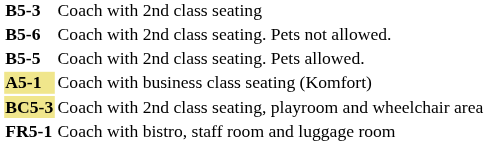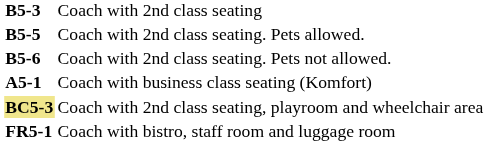rows swapped: (211, 58) <-> (225, 34)
(23, 82) khaki background -> (23, 82) no background
